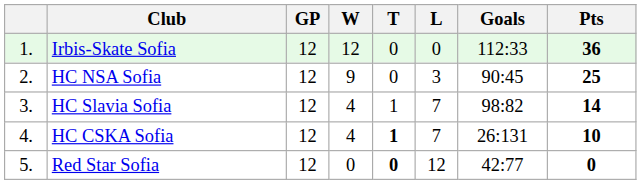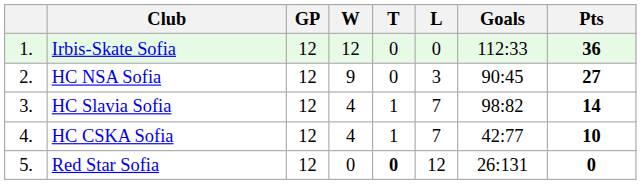(591, 77) 25 -> (591, 77) 27
(393, 135) bold -> (393, 135) normal
(502, 135) 26:131 -> (502, 135) 42:77
(502, 164) 42:77 -> (502, 164) 26:131
